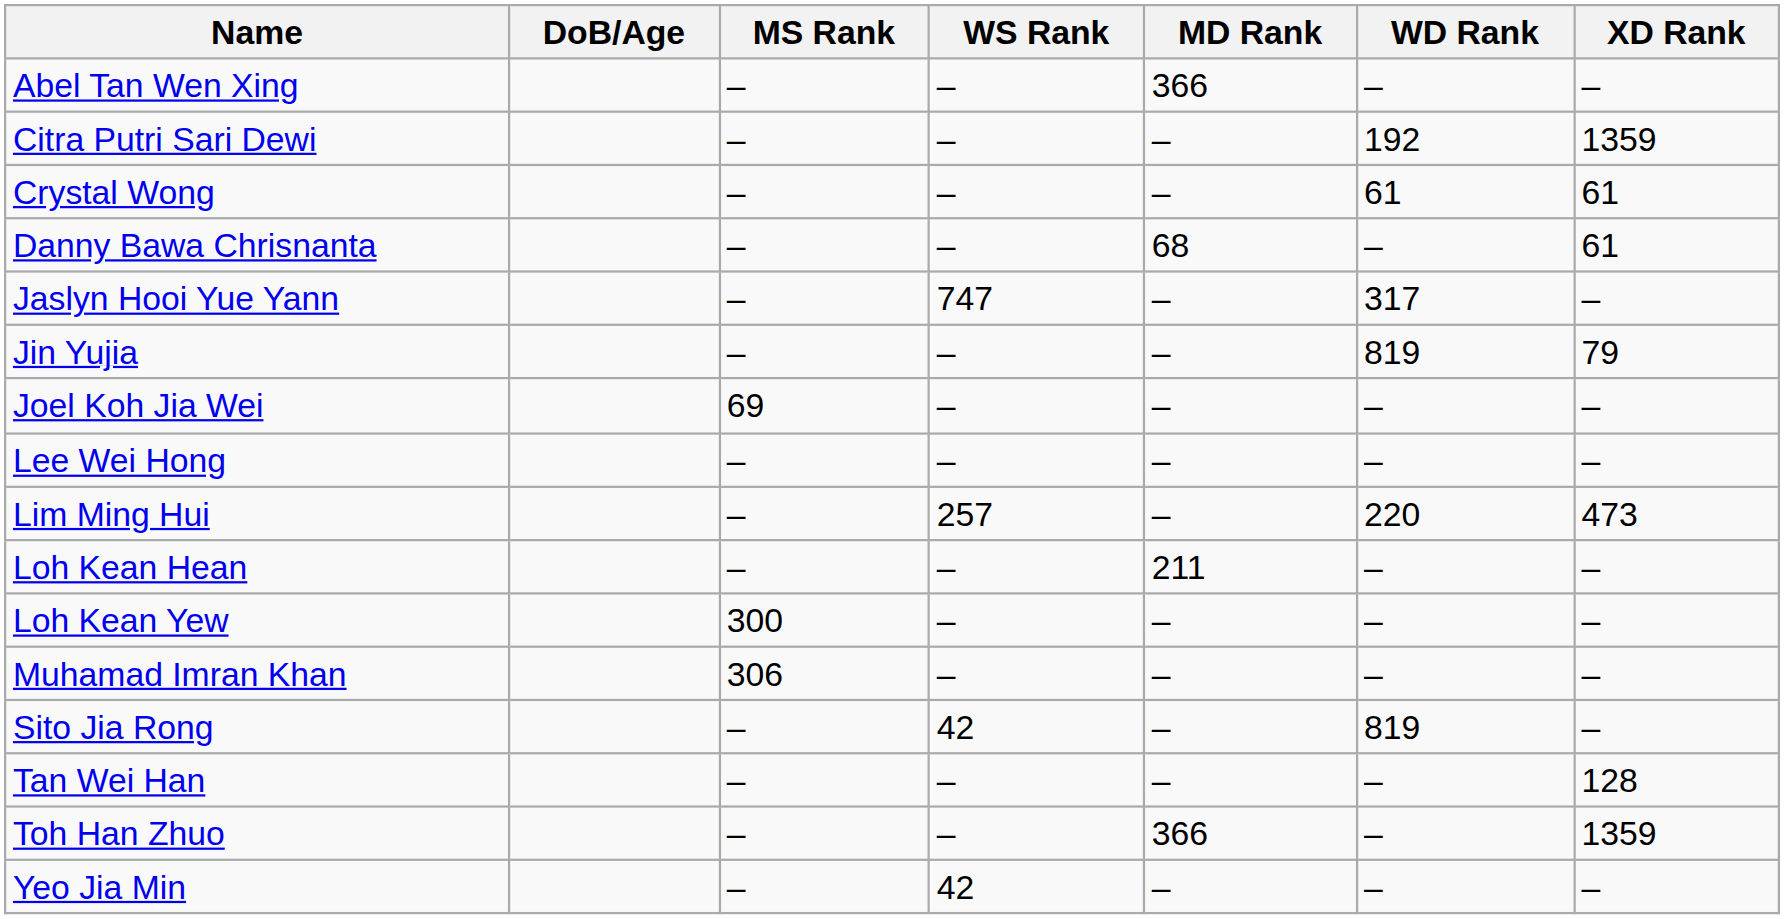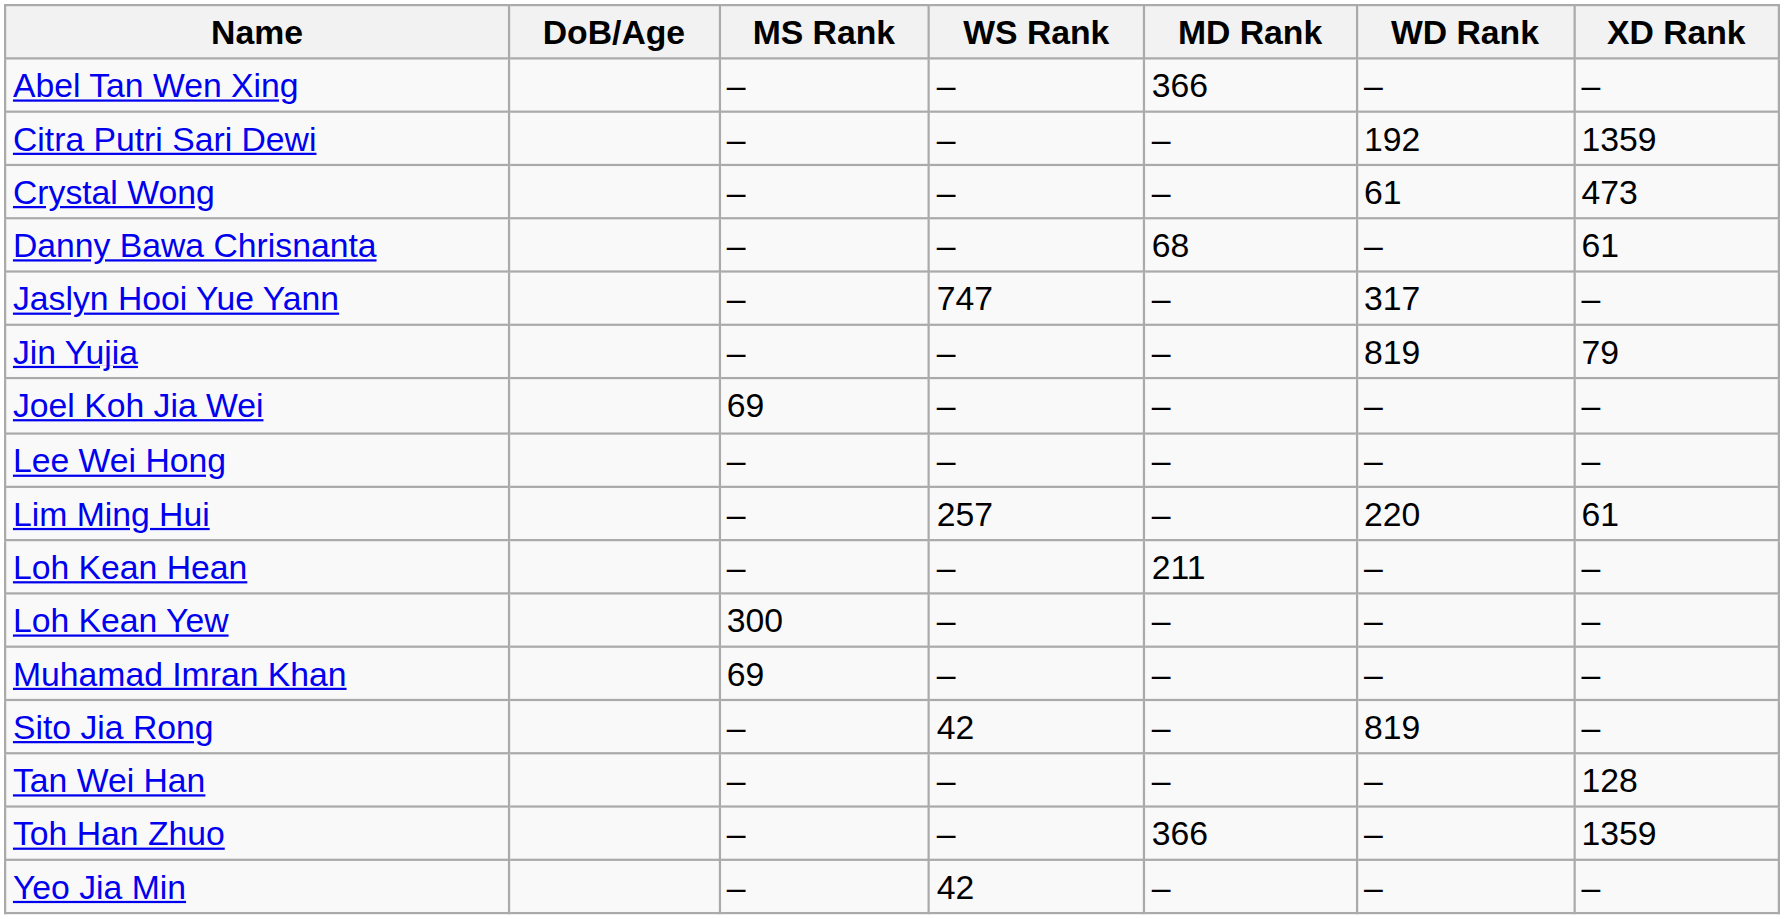(1600, 192) 61 -> (1610, 192) 473
(1610, 513) 473 -> (1600, 513) 61
(755, 673) 306 -> (745, 673) 69
